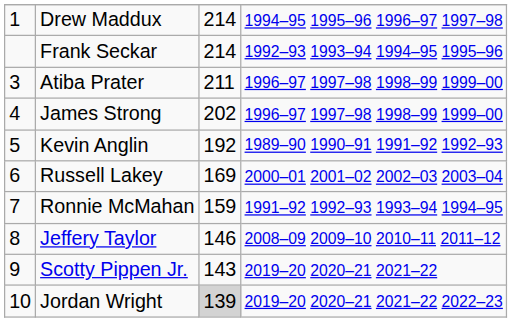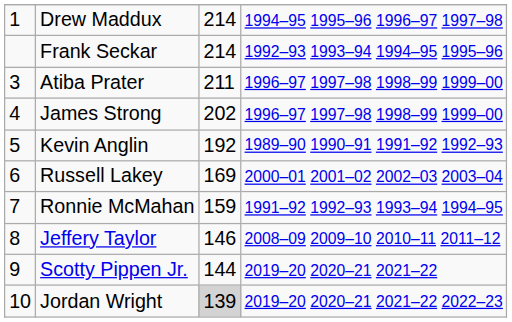(220, 269) 143 -> (220, 269) 144
